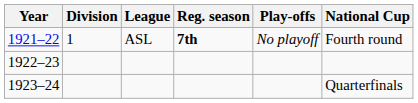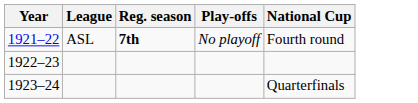- column: (92, 16)
